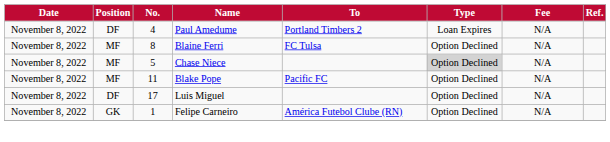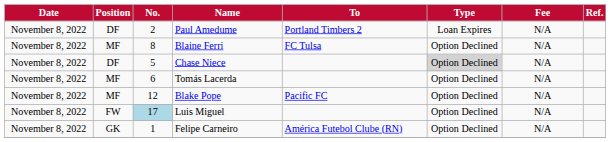(153, 29) 4 -> (153, 29) 2
(113, 63) MF -> (113, 63) DF
+ row: (206, 79)
(153, 79) 11 -> (153, 96) 12
(113, 96) DF -> (113, 112) FW
(153, 96) no background -> (153, 112) lightblue background
